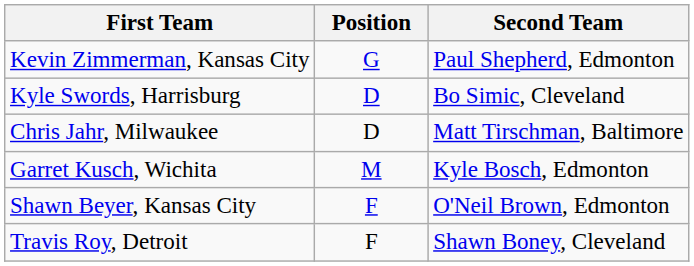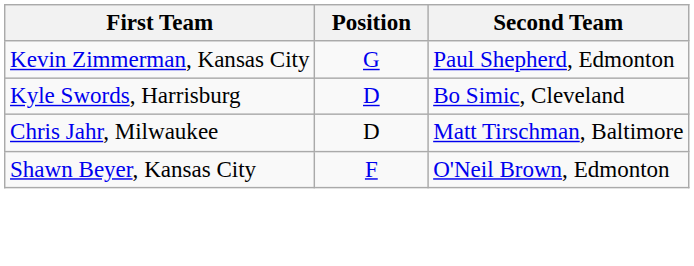- row: (113, 168)
- row: (99, 242)
